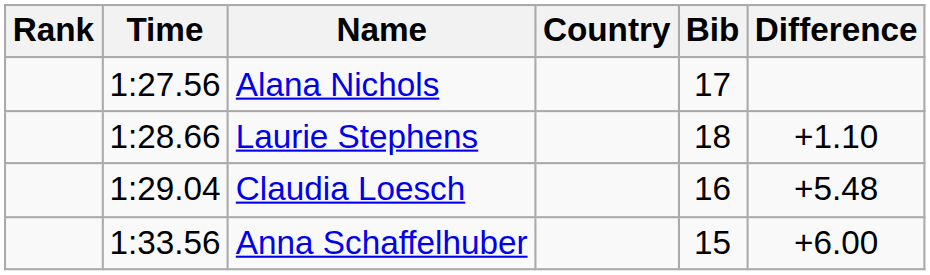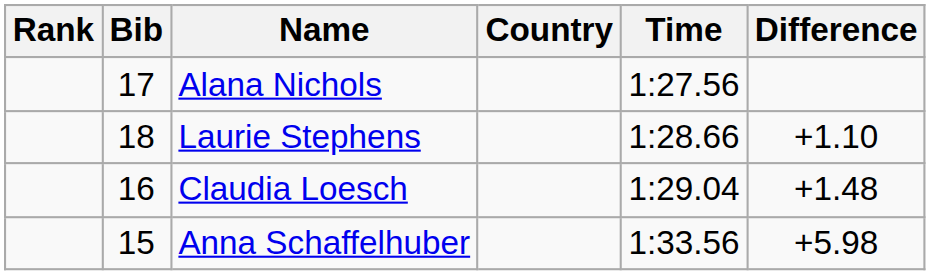columns swapped: (713, 30) <-> (165, 30)
(836, 189) +5.48 -> (836, 189) +1.48
(836, 242) +6.00 -> (836, 242) +5.98
